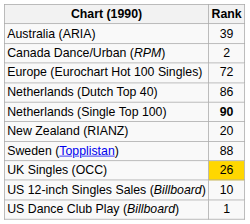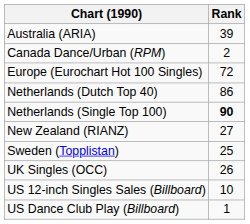(227, 131) 20 -> (227, 131) 27
(227, 151) 88 -> (227, 151) 25
(227, 170) gold background -> (227, 170) no background
